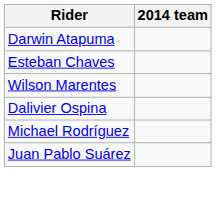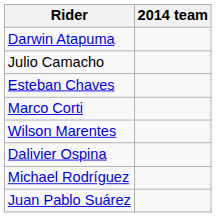+ row: (56, 62)
+ row: (45, 108)
